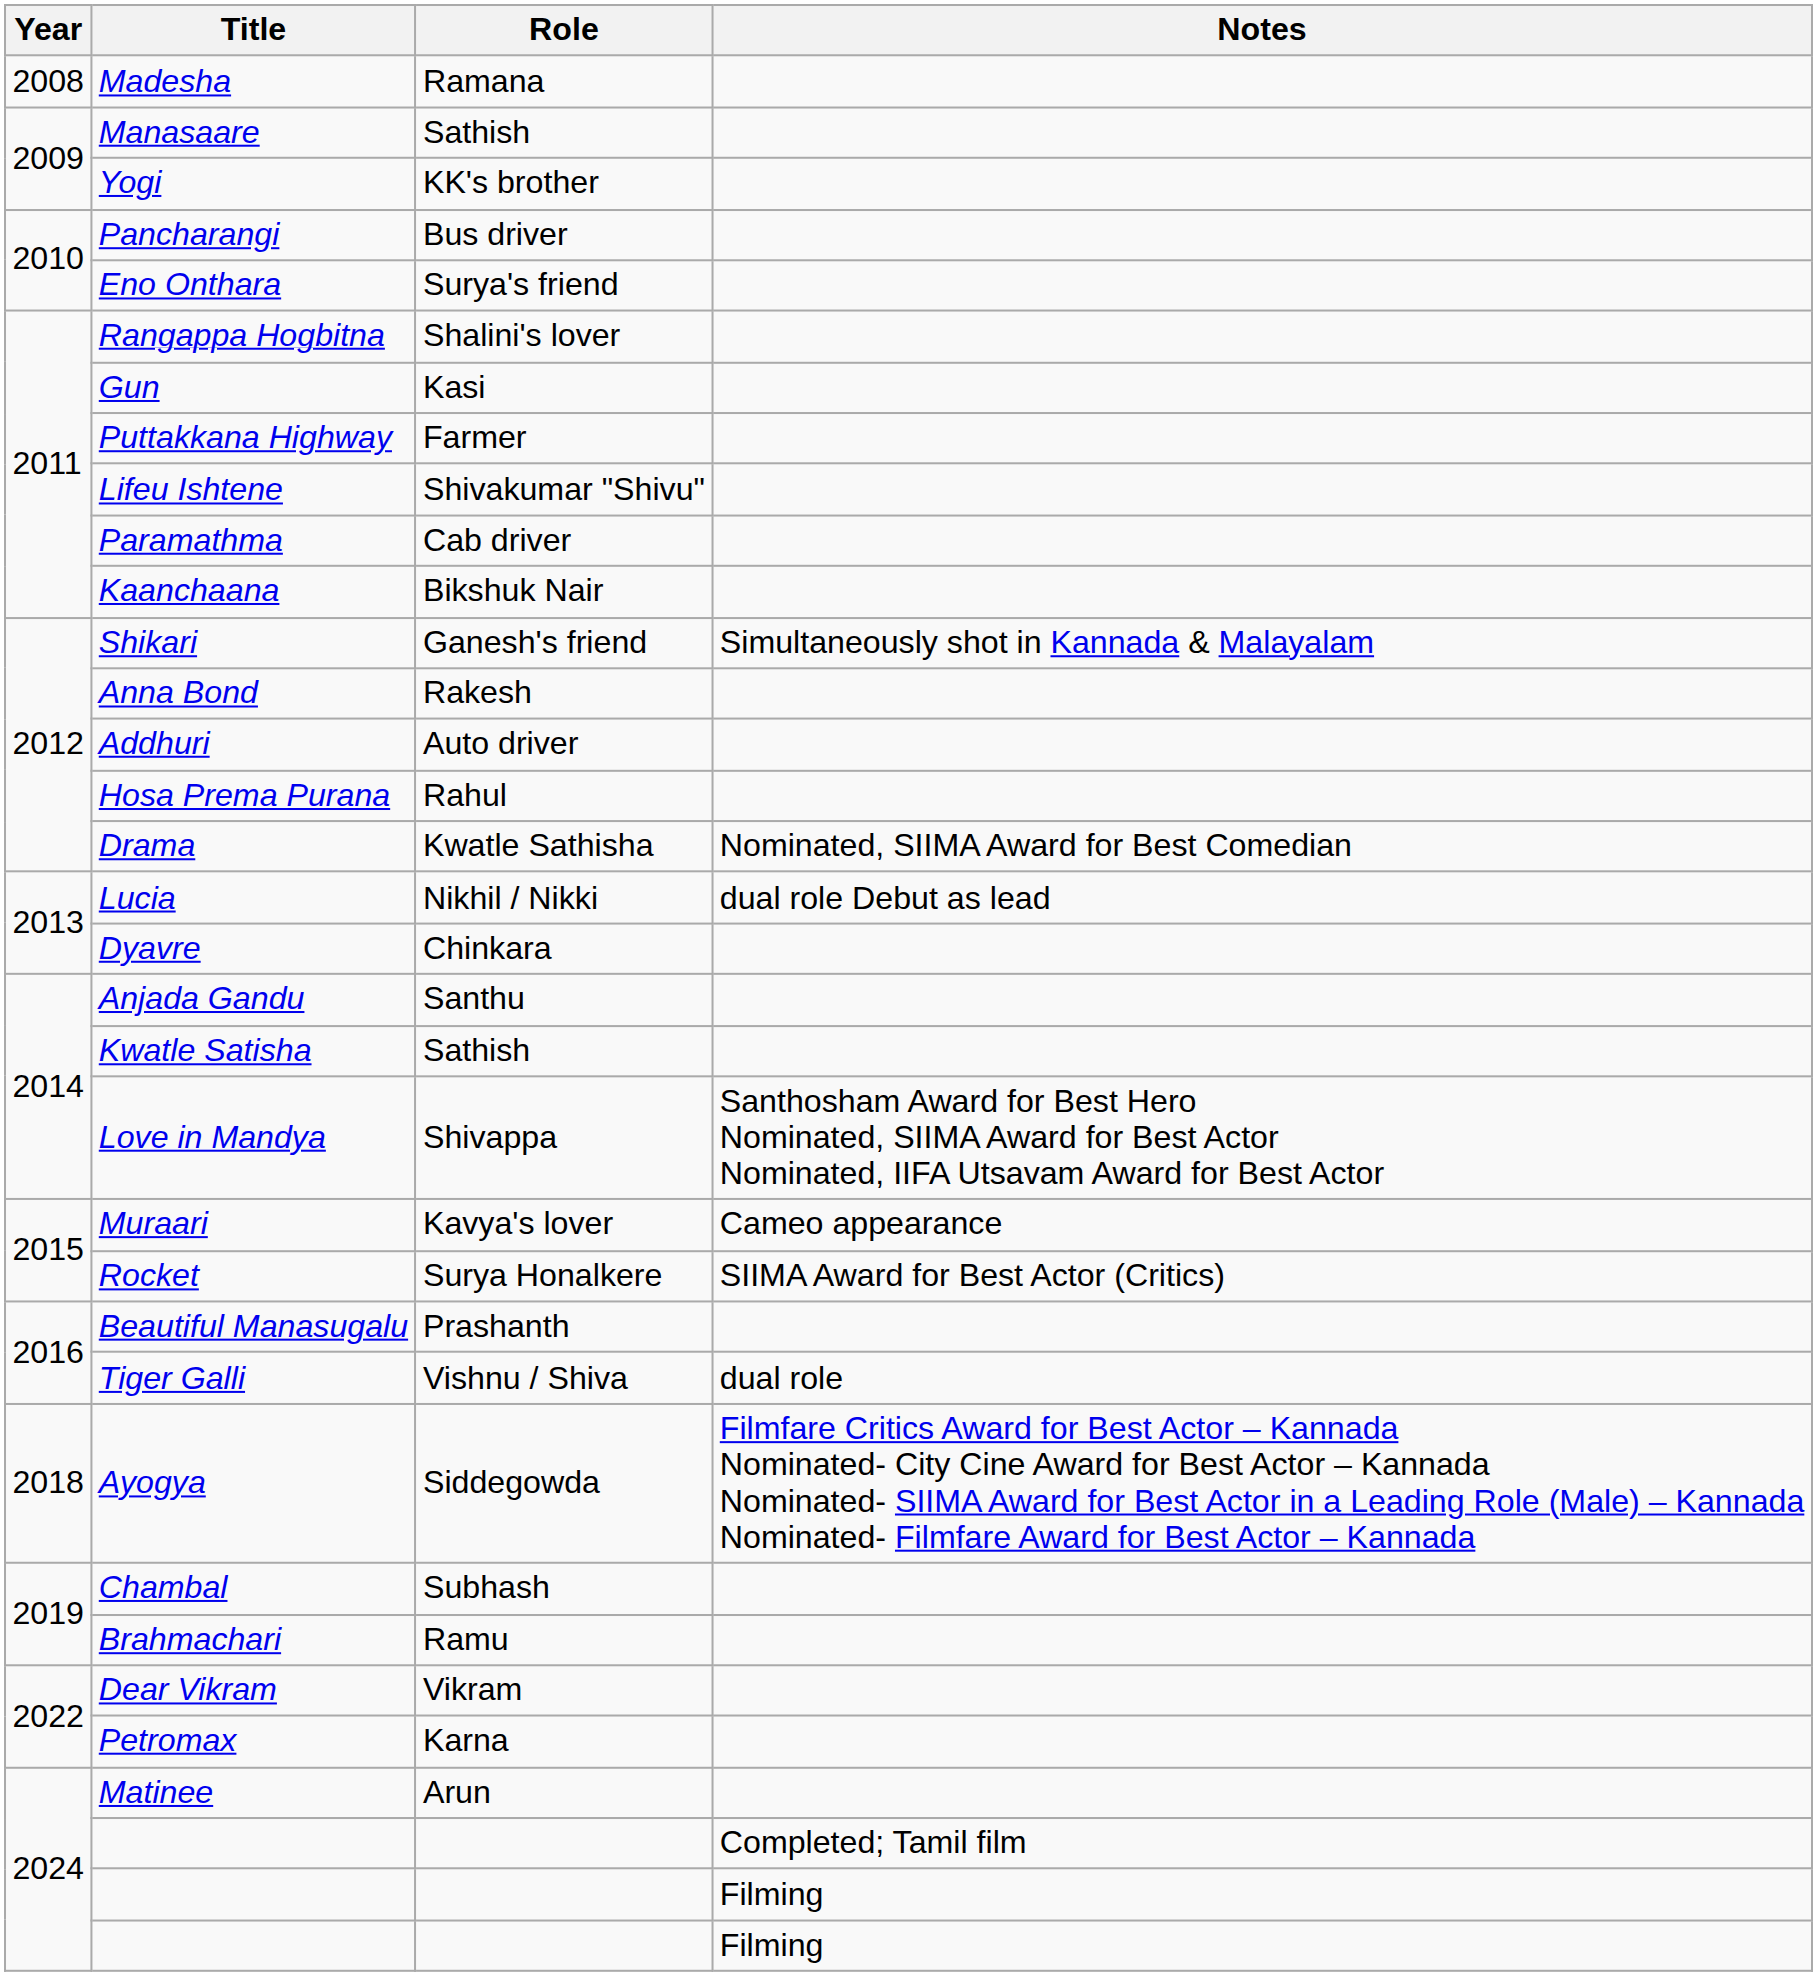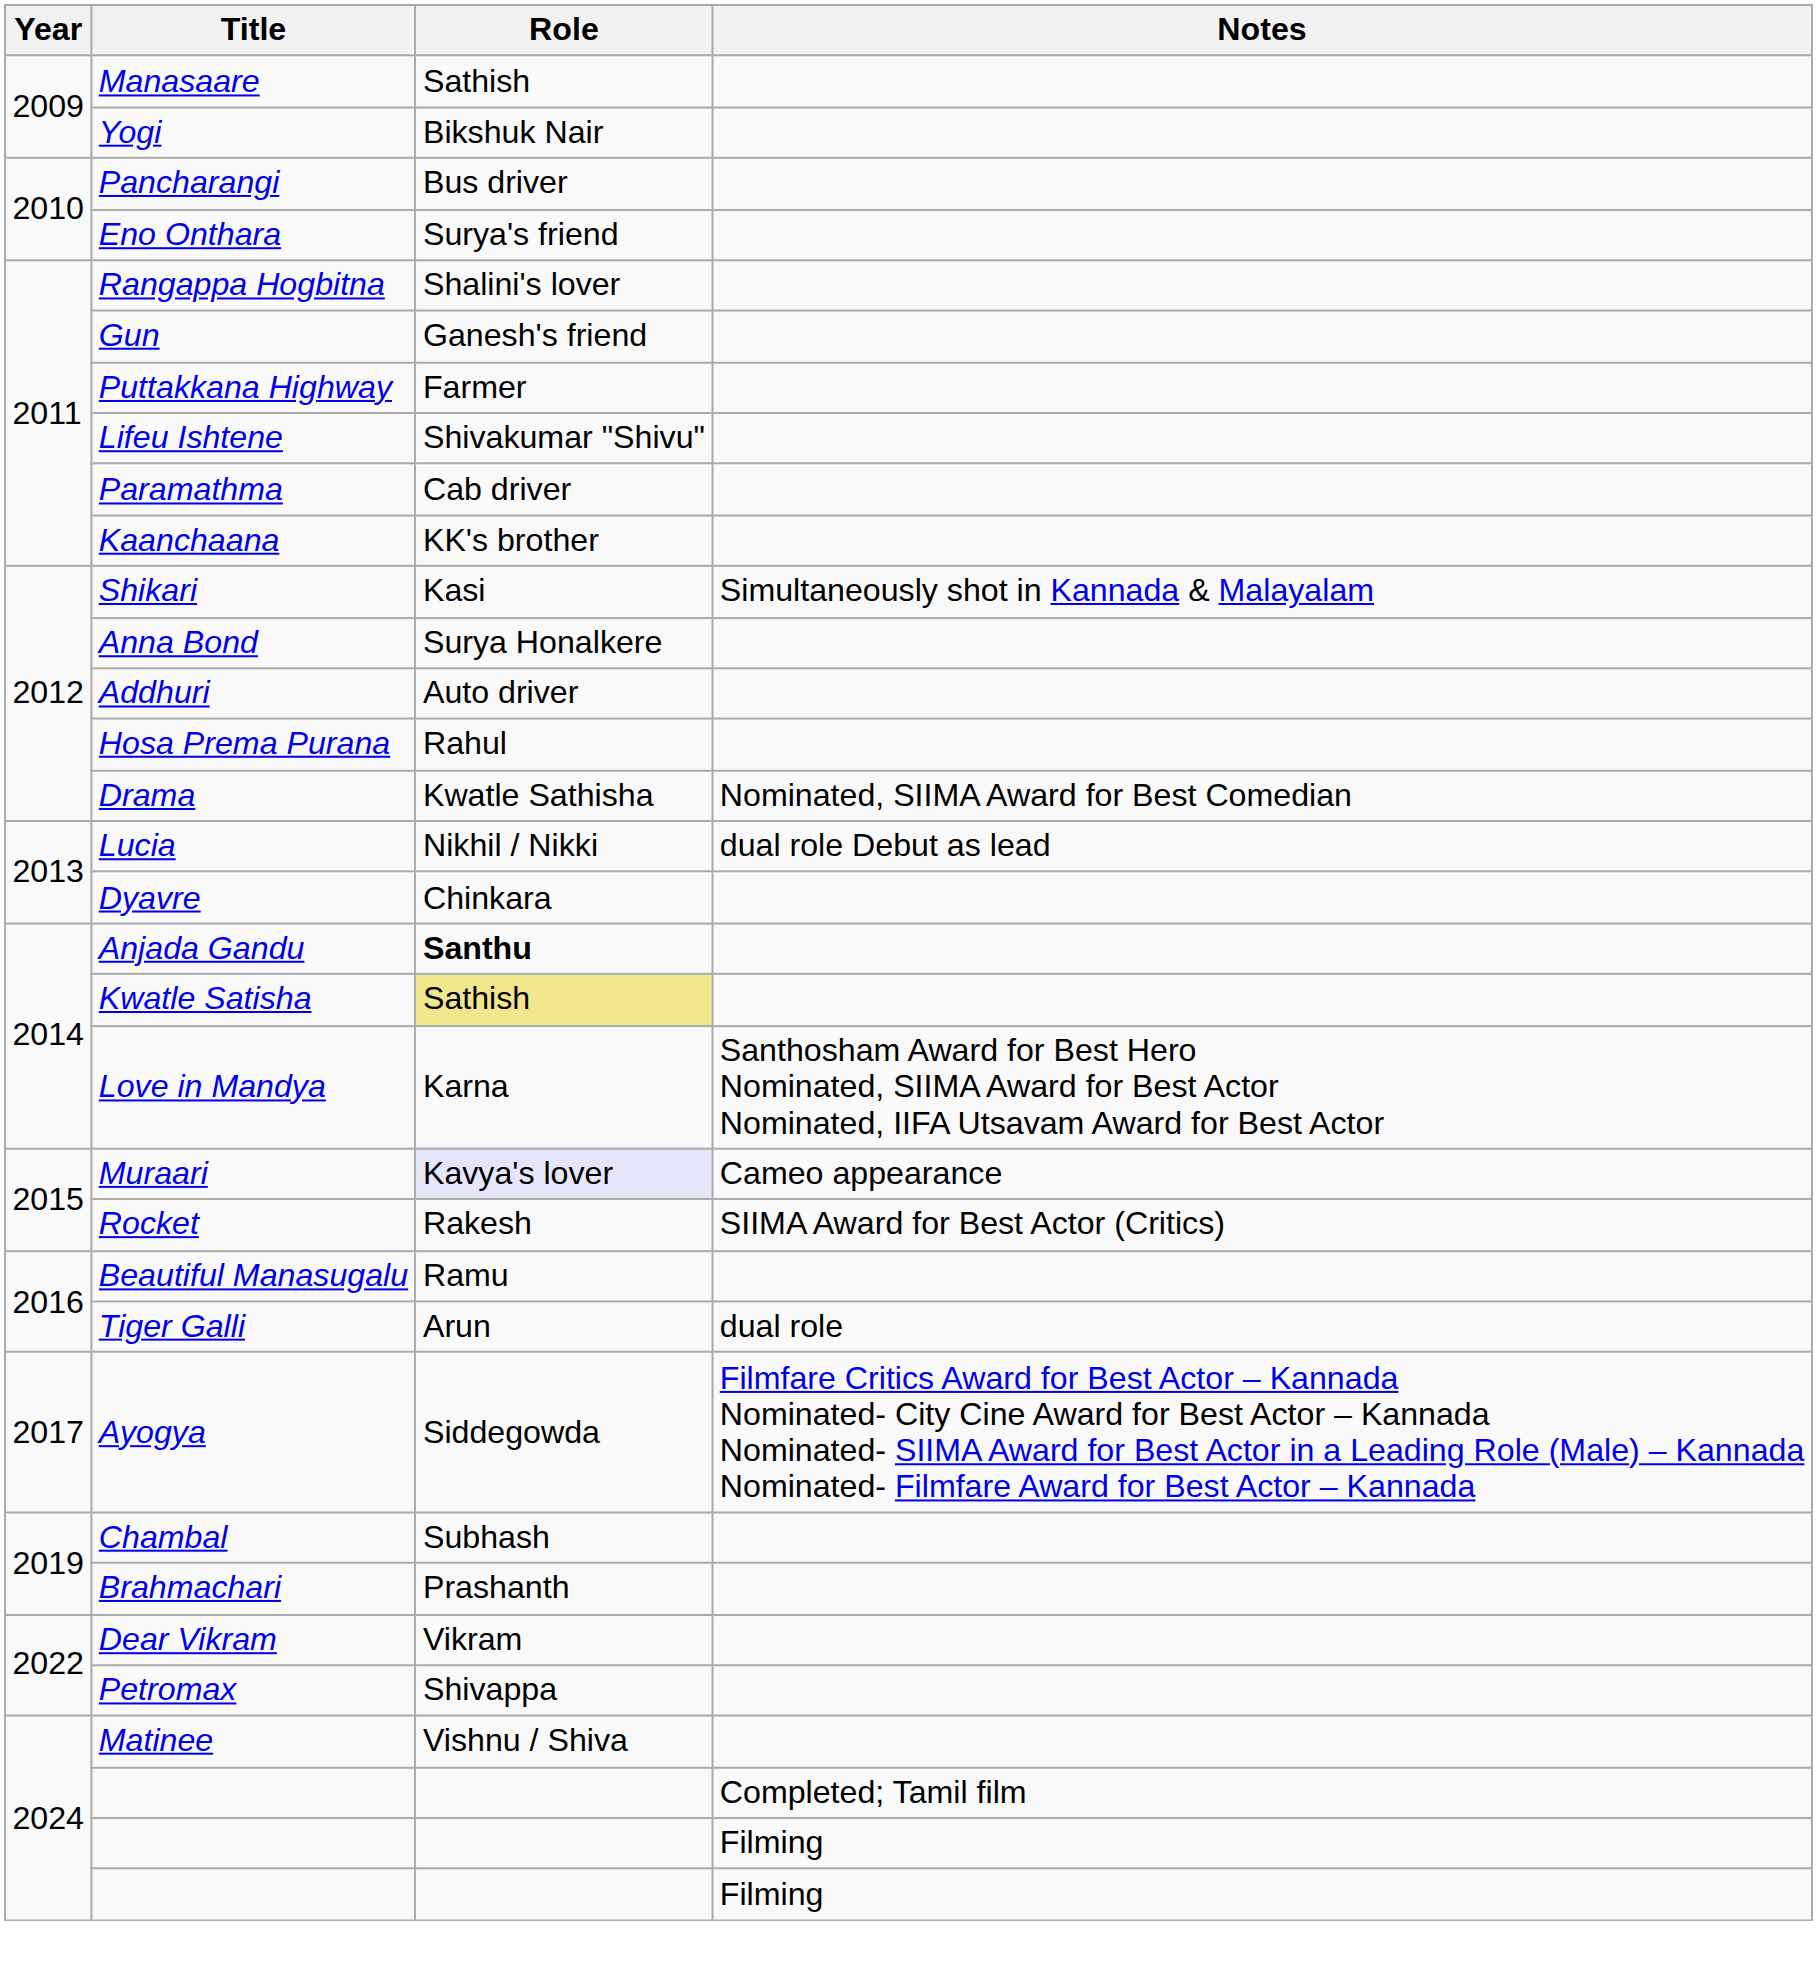- row: (165, 81)
(511, 183) KK's brother -> (513, 132) Bikshuk Nair
(454, 387) Kasi -> (535, 336) Ganesh's friend
(513, 591) Bikshuk Nair -> (511, 540) KK's brother
(535, 642) Ganesh's friend -> (454, 591) Kasi
(477, 693) Rakesh -> (543, 642) Surya Honalkere
(474, 999) normal -> (477, 948) bold
(477, 1050) no background -> (477, 999) khaki background
(490, 1137) Shivappa -> (466, 1086) Karna
(518, 1224) no background -> (518, 1173) lavender background
(543, 1275) Surya Honalkere -> (477, 1224) Rakesh
(496, 1326) Prashanth -> (466, 1275) Ramu
(525, 1377) Vishnu / Shiva -> (457, 1326) Arun
(48, 1482) 2018 -> (48, 1431) 2017
(466, 1639) Ramu -> (496, 1588) Prashanth
(466, 1741) Karna -> (490, 1690) Shivappa
(457, 1792) Arun -> (525, 1741) Vishnu / Shiva
